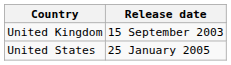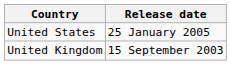rows swapped: (55, 32) <-> (51, 51)
